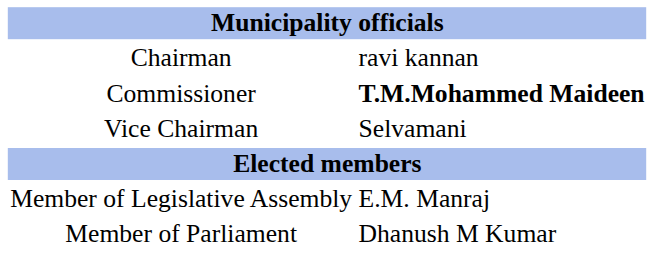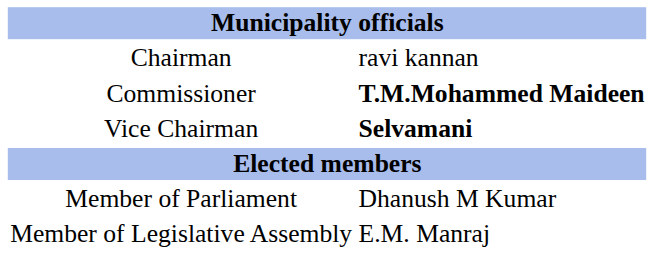(413, 128) normal -> (415, 128) bold
rows swapped: (181, 198) <-> (181, 234)
